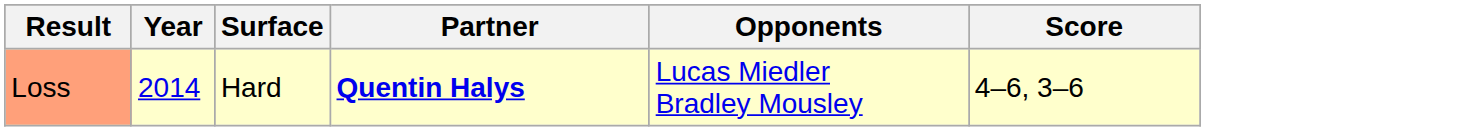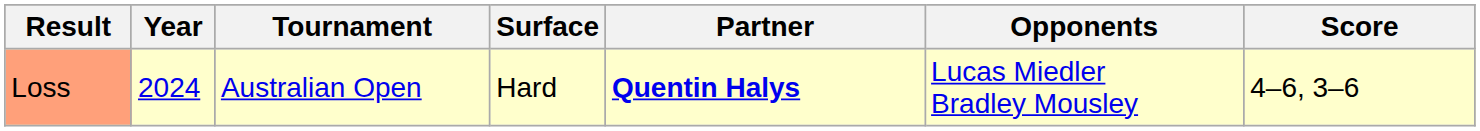+ column: (352, 26)
(169, 86) 2014 -> (169, 86) 2024
